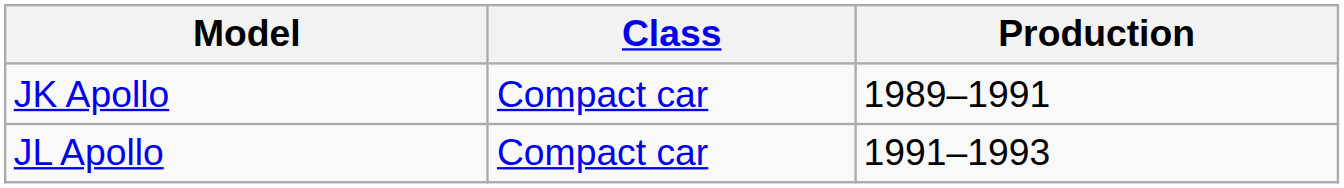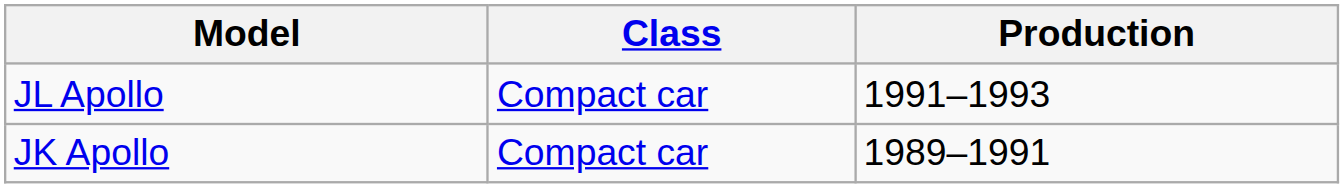rows swapped: (91, 93) <-> (89, 152)
